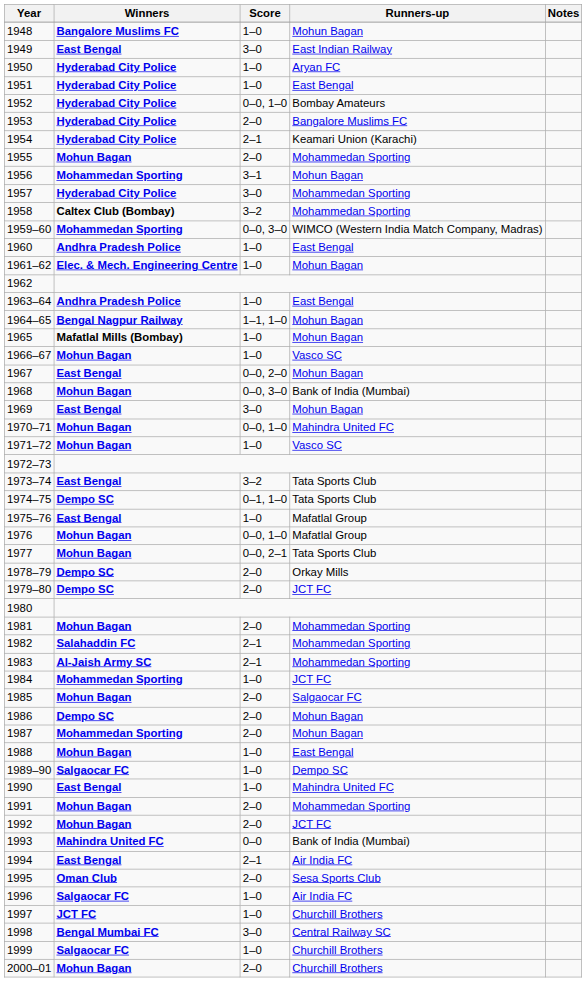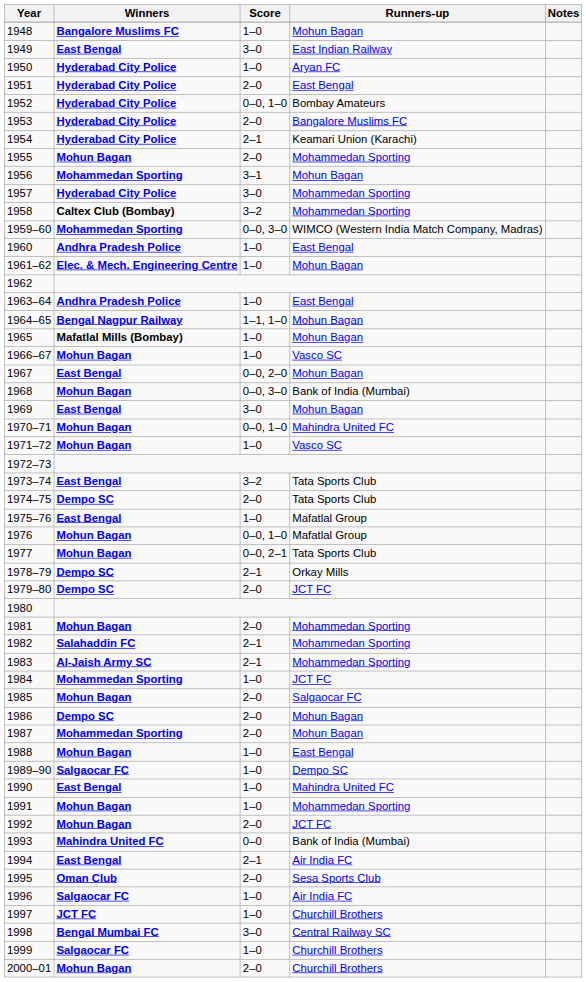(252, 85) 1–0 -> (252, 85) 2–0
(265, 499) 0–1, 1–0 -> (252, 499) 2–0
(252, 572) 2–0 -> (252, 572) 2–1
(252, 806) 2–0 -> (252, 806) 1–0
